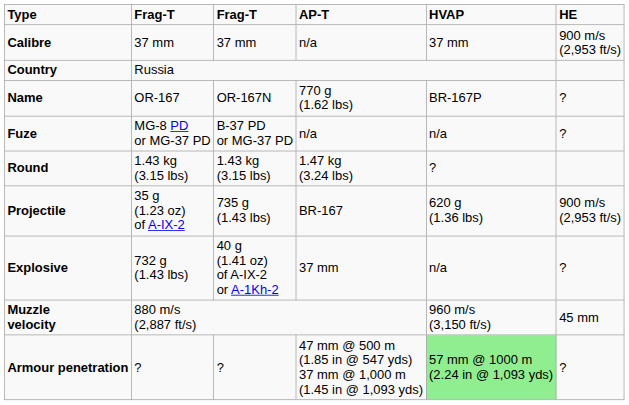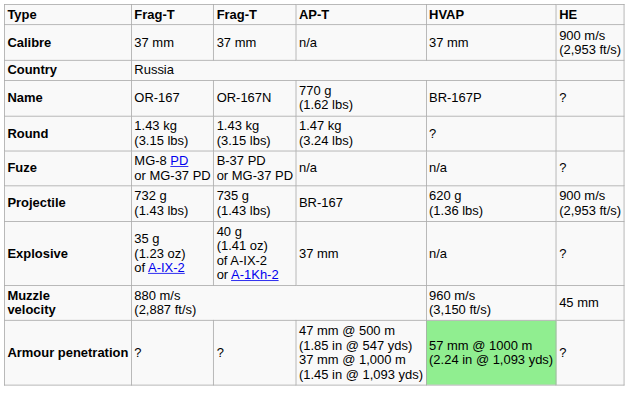rows swapped: (22, 133) <-> (28, 168)
(160, 210) 35 g (1.23 oz) of A-IX-2 -> (161, 203) 732 g (1.43 lbs)
(161, 268) 732 g (1.43 lbs) -> (160, 253) 35 g (1.23 oz) of A-IX-2
